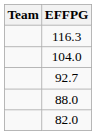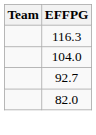- row: (67, 99)
